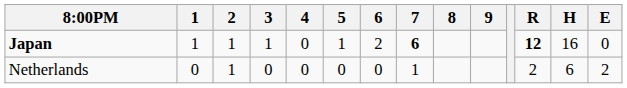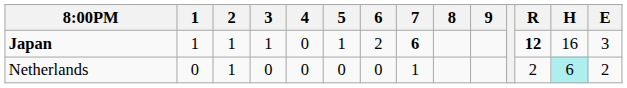(605, 43) 0 -> (605, 43) 3
(570, 69) no background -> (570, 69) paleturquoise background
